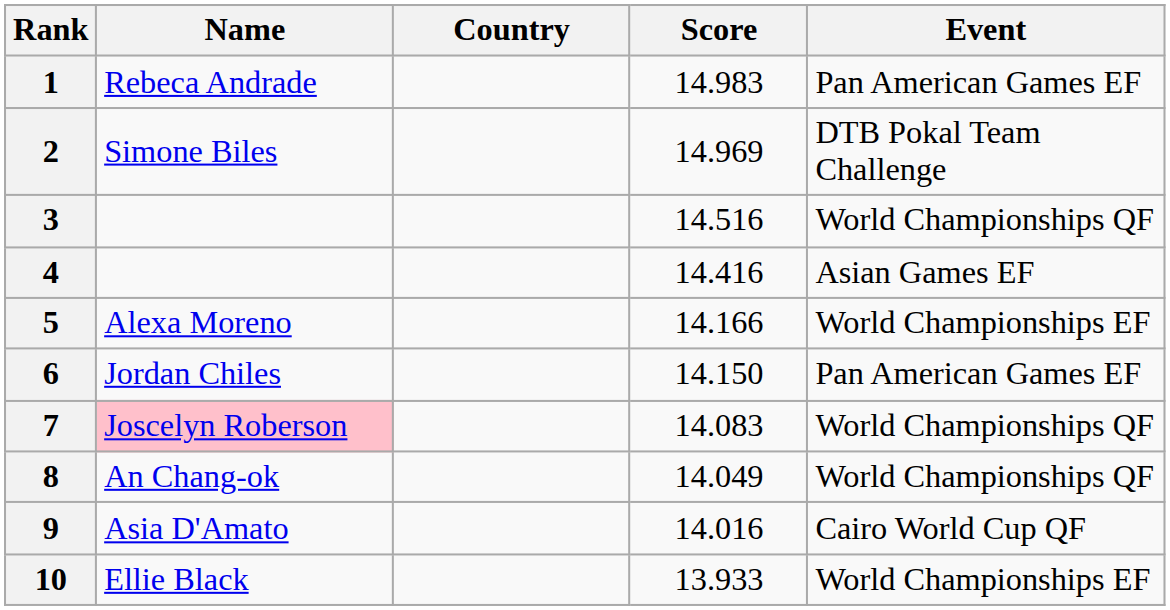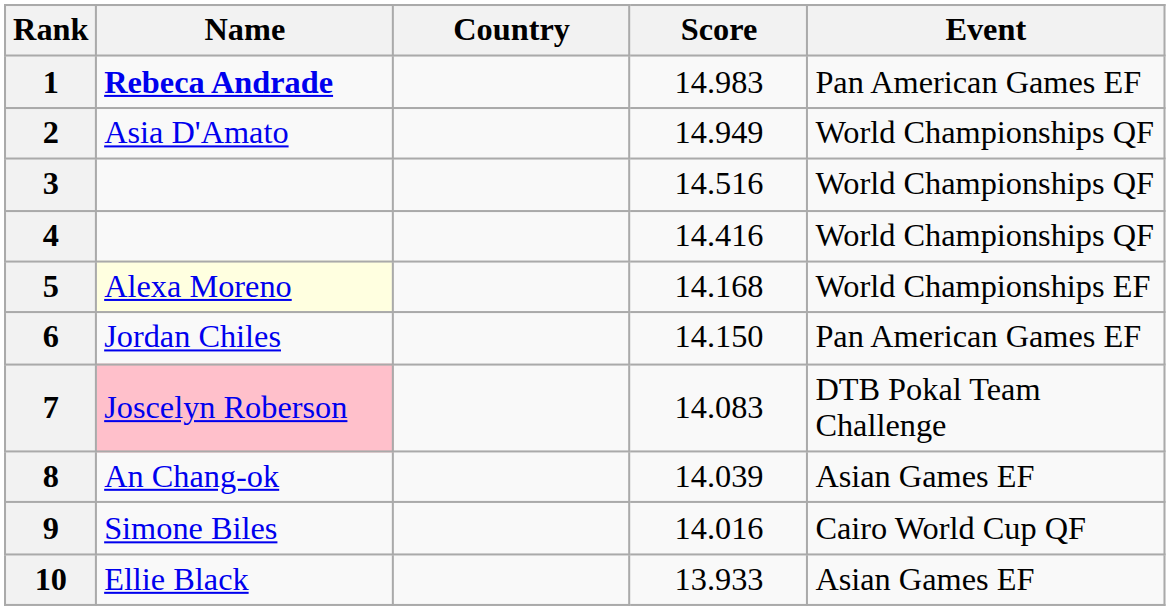(210, 81) normal -> (219, 81) bold
(191, 150) Simone Biles -> (196, 132) Asia D'Amato
(719, 150) 14.969 -> (719, 132) 14.949
(928, 150) DTB Pokal Team Challenge -> (985, 132) World Championships QF
(925, 271) Asian Games EF -> (985, 235) World Championships QF
(198, 322) no background -> (198, 286) lightyellow background
(719, 322) 14.166 -> (719, 286) 14.168
(985, 425) World Championships QF -> (928, 407) DTB Pokal Team Challenge
(719, 476) 14.049 -> (719, 476) 14.039
(985, 476) World Championships QF -> (925, 476) Asian Games EF
(196, 527) Asia D'Amato -> (191, 527) Simone Biles
(983, 579) World Championships EF -> (925, 579) Asian Games EF
